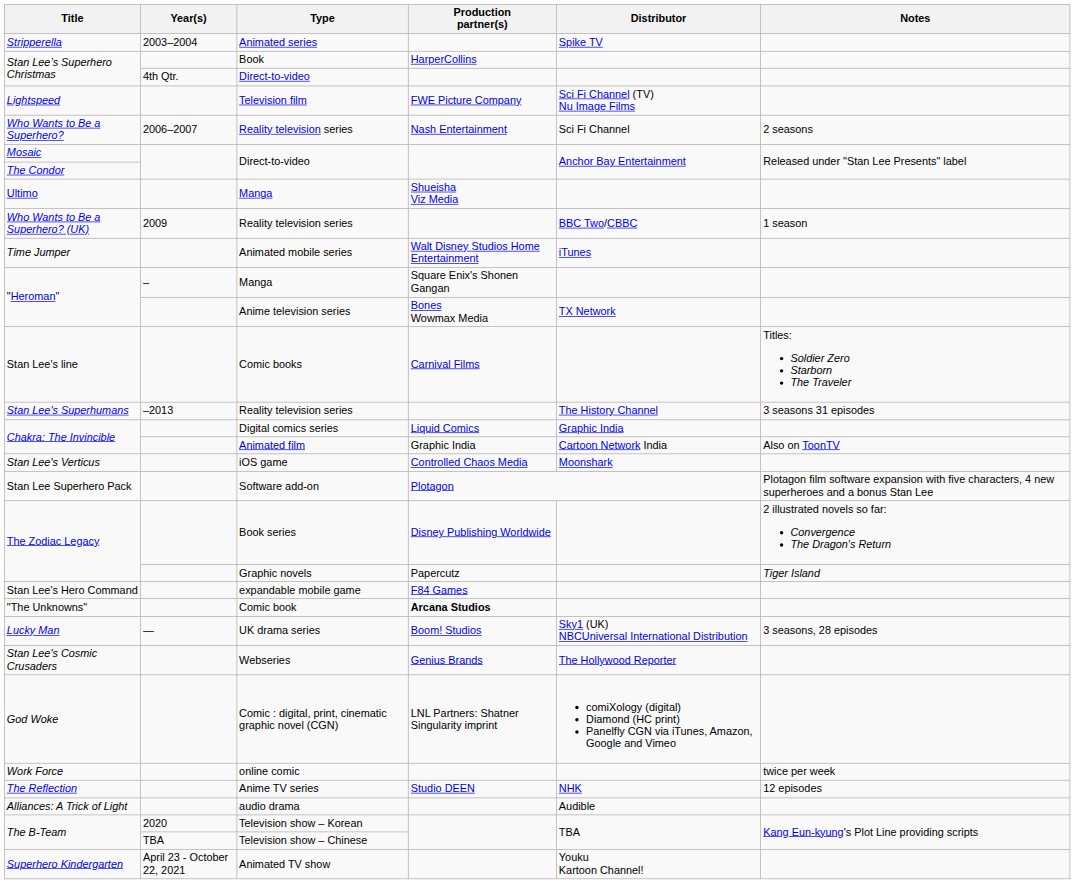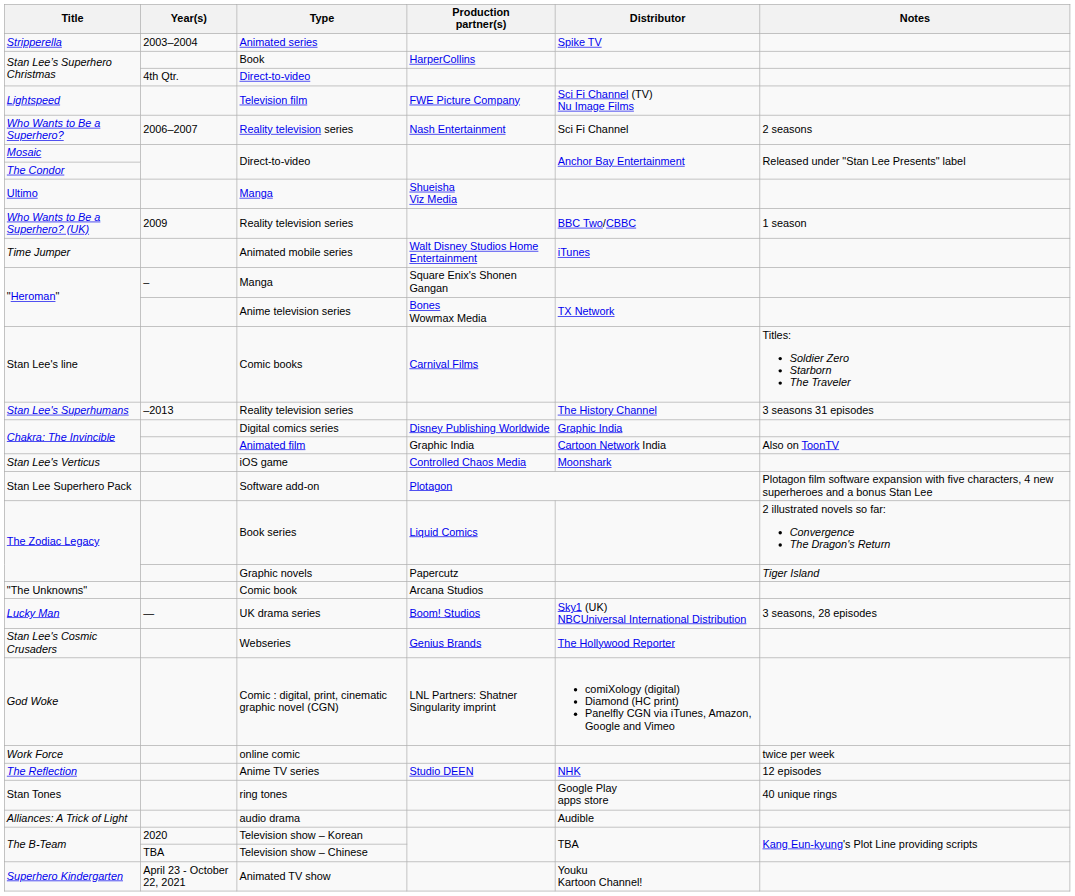(445, 428) Liquid Comics -> (479, 428) Disney Publishing Worldwide
(481, 532) Disney Publishing Worldwide -> (444, 532) Liquid Comics
- row: (72, 590)
(451, 607) bold -> (446, 590) normal
+ row: (34, 795)
